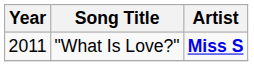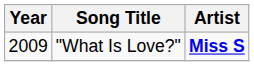(28, 46) 2011 -> (28, 46) 2009
